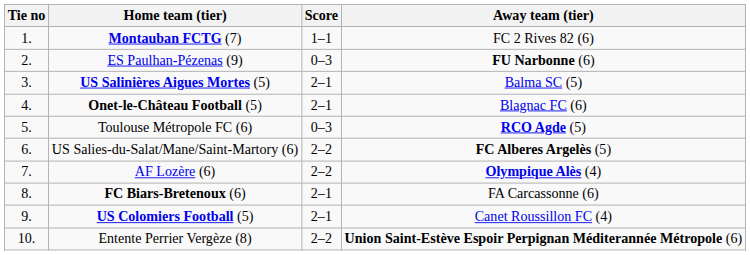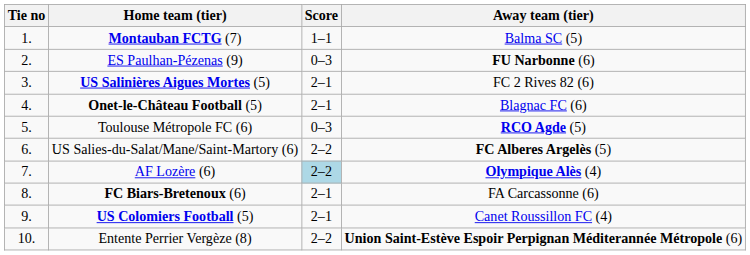(543, 37) FC 2 Rives 82 (6) -> (543, 37) Balma SC (5)
(543, 82) Balma SC (5) -> (543, 82) FC 2 Rives 82 (6)
(321, 171) no background -> (321, 171) lightblue background
